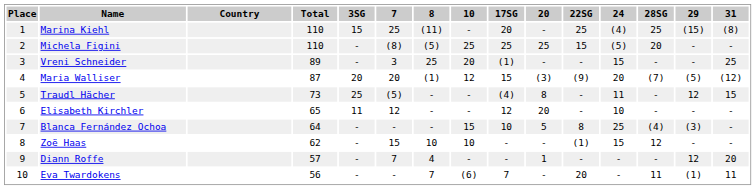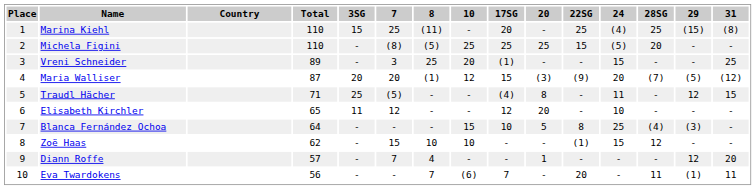(315, 95) 73 -> (315, 95) 71
